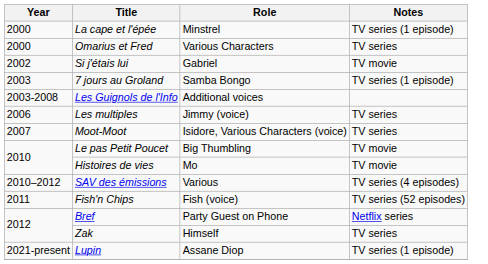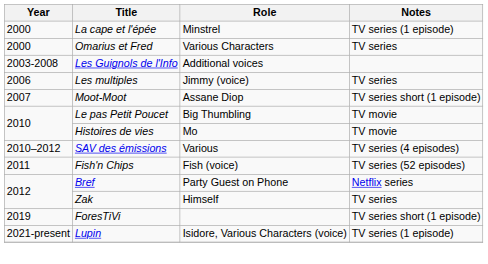- row: (102, 64)
- row: (119, 81)
(265, 132) Isidore, Various Characters (voice) -> (213, 98) Assane Diop
(374, 132) TV series -> (416, 98) TV series short (1 episode)
+ row: (98, 217)
(213, 251) Assane Diop -> (265, 234) Isidore, Various Characters (voice)
